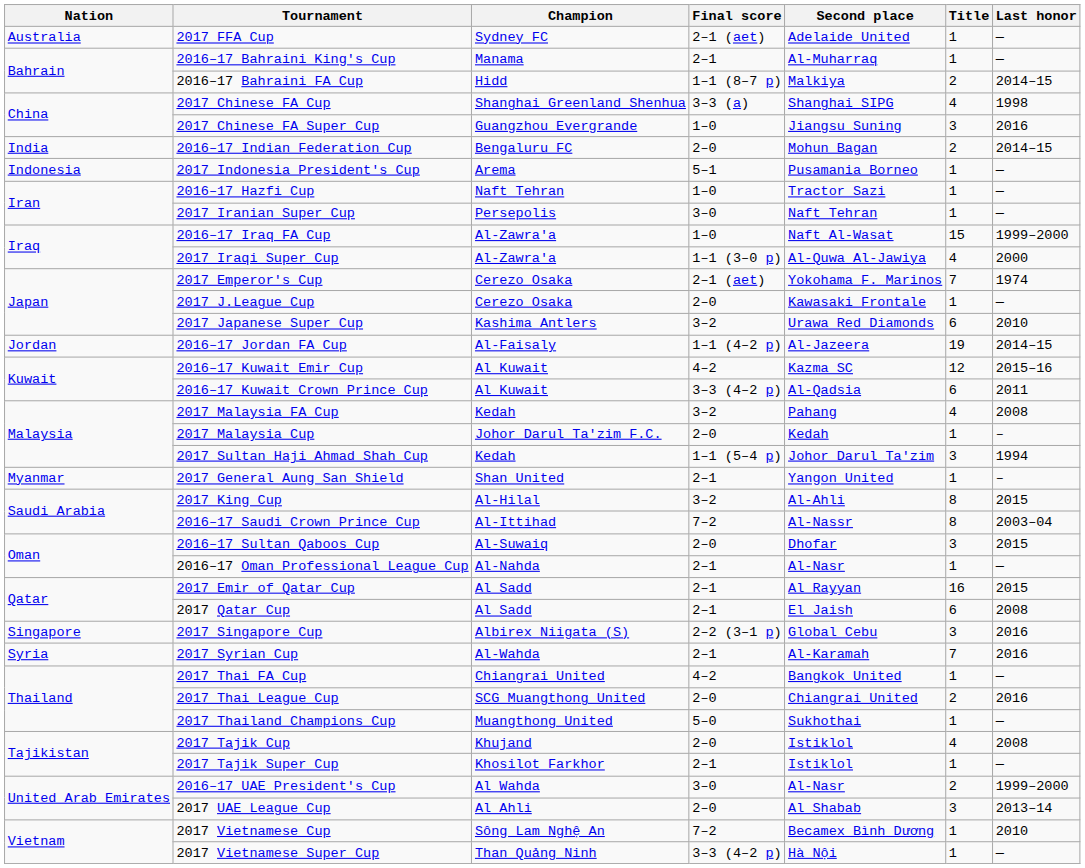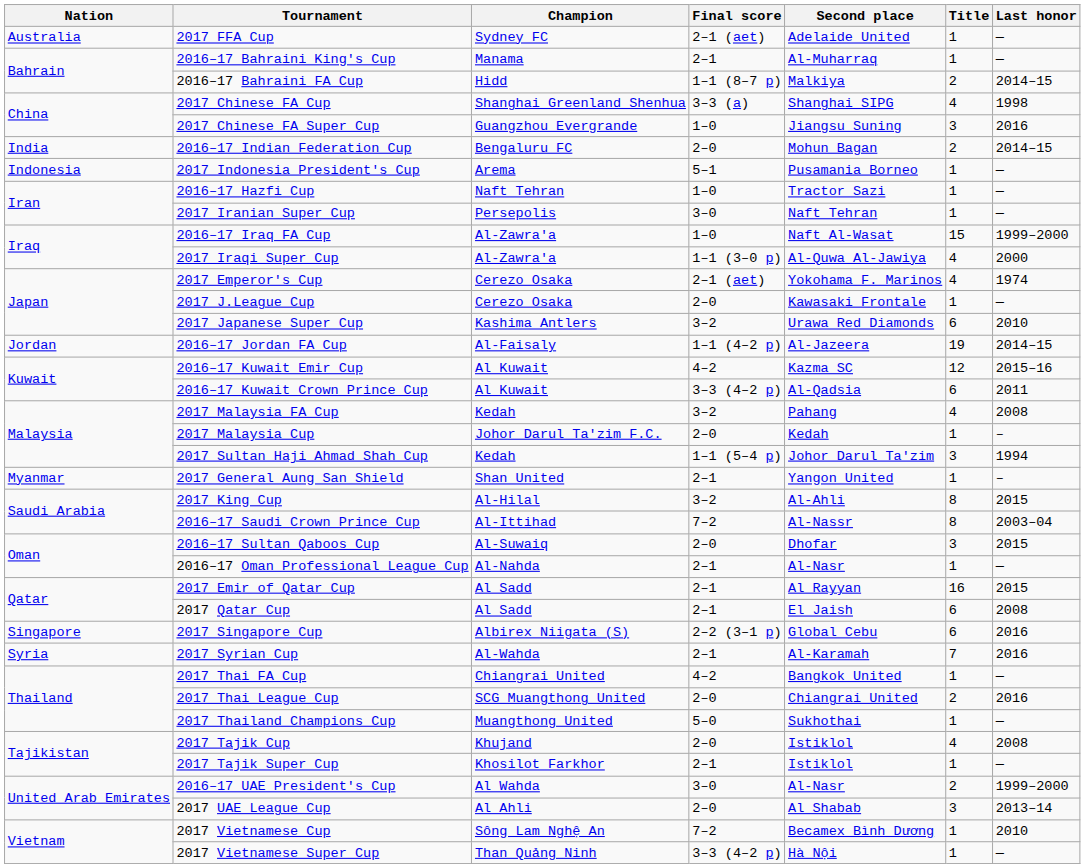(953, 280) 7 -> (953, 280) 4
(953, 633) 3 -> (953, 633) 6
